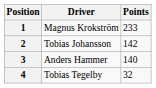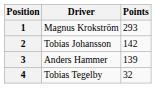(130, 28) 233 -> (130, 28) 293
(130, 59) 140 -> (130, 59) 139
